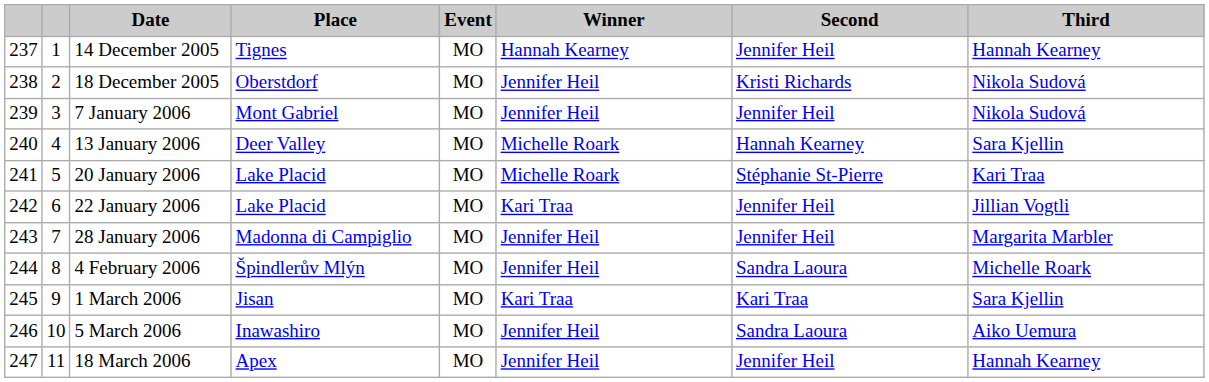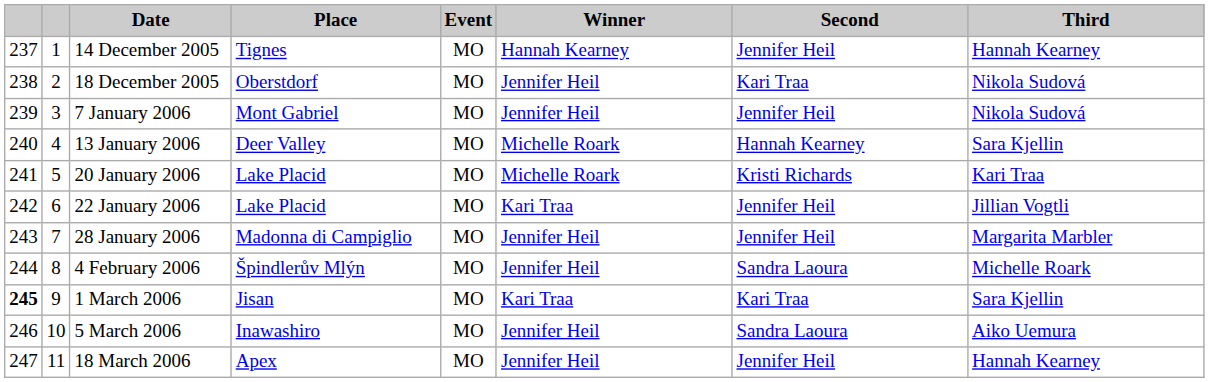(794, 81) Kristi Richards -> (773, 81) Kari Traa
(809, 175) Stéphanie St-Pierre -> (794, 175) Kristi Richards
(23, 299) normal -> (23, 299) bold
